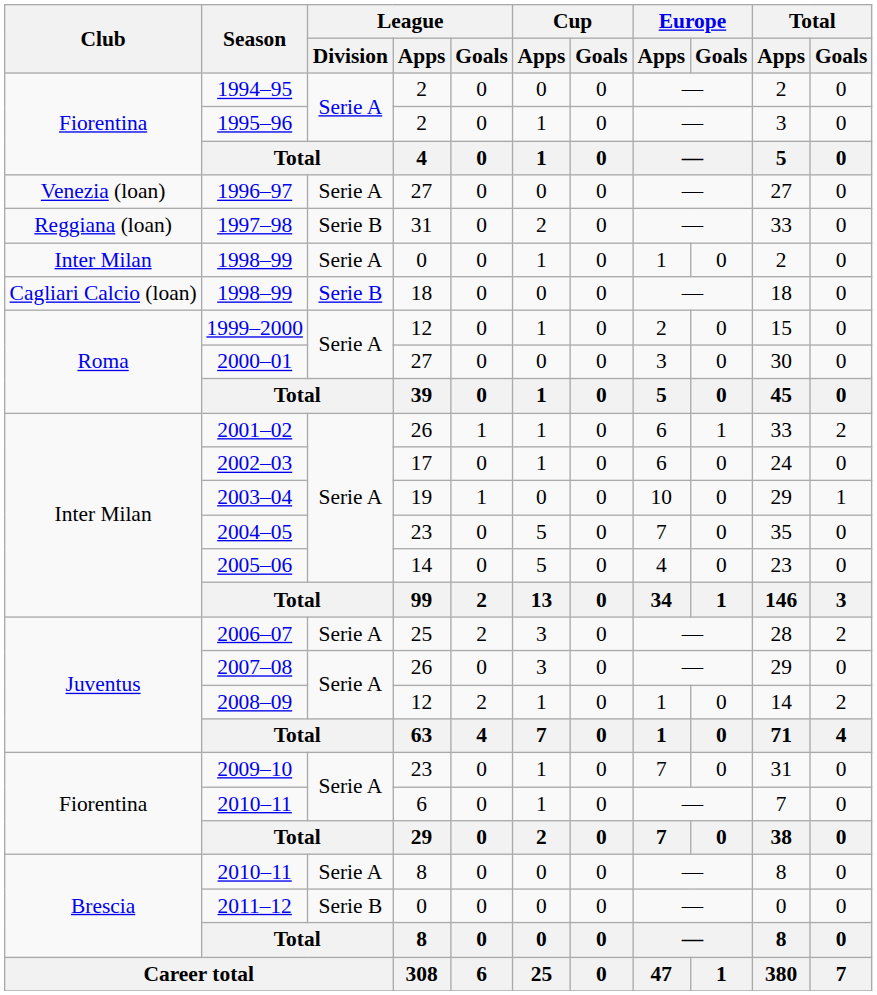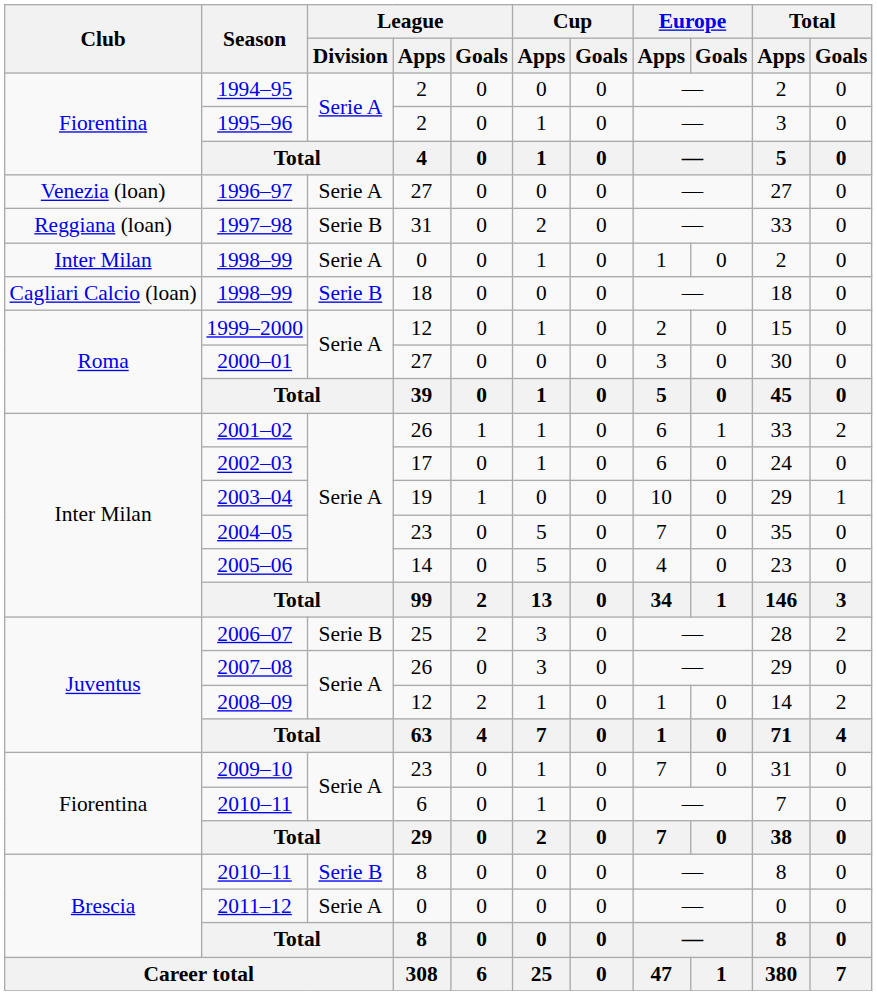(350, 633) Serie A -> (350, 633) Serie B
(350, 871) Serie A -> (350, 871) Serie B
(350, 905) Serie B -> (350, 905) Serie A
